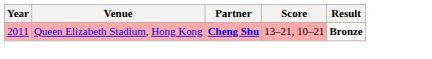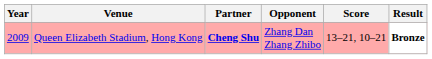+ column: (293, 13)
(18, 31) 2011 -> (18, 38) 2009
